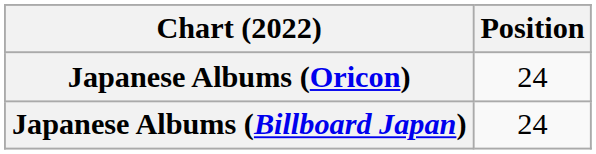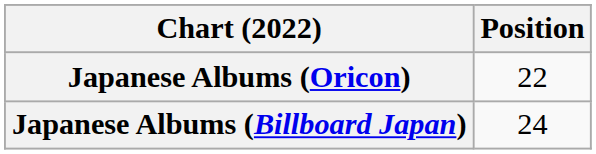(532, 76) 24 -> (532, 76) 22
